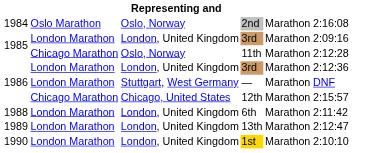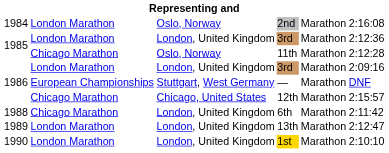(66, 23) Oslo Marathon -> (73, 23) London Marathon
(331, 38) 2:09:16 -> (367, 38) 2:12:36
(331, 68) 2:12:36 -> (367, 68) 2:09:16
(73, 82) London Marathon -> (92, 82) European Championships
(73, 112) London Marathon -> (74, 112) Chicago Marathon
